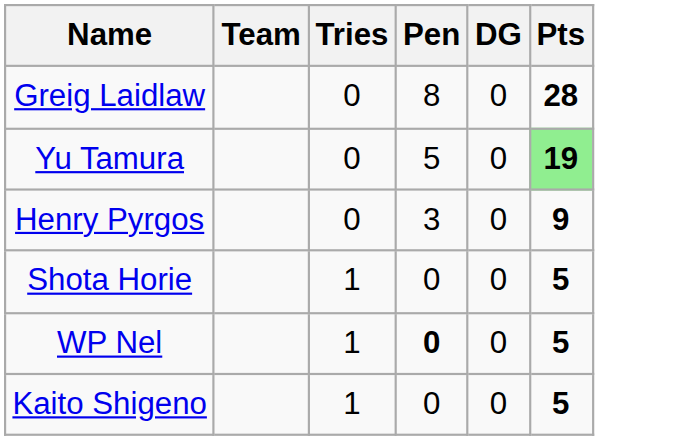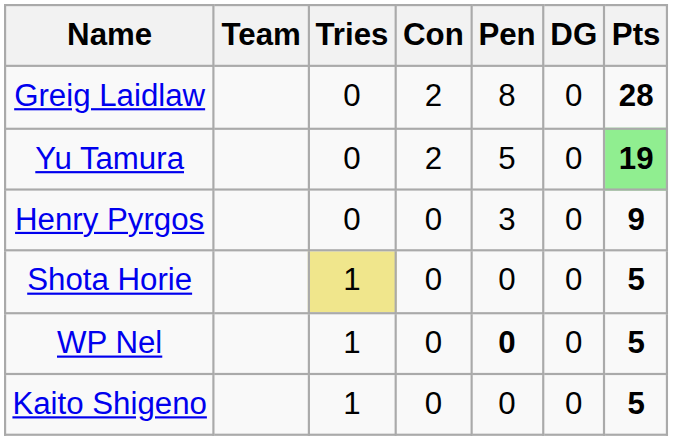+ column: (433, 34)
(352, 281) no background -> (352, 281) khaki background
